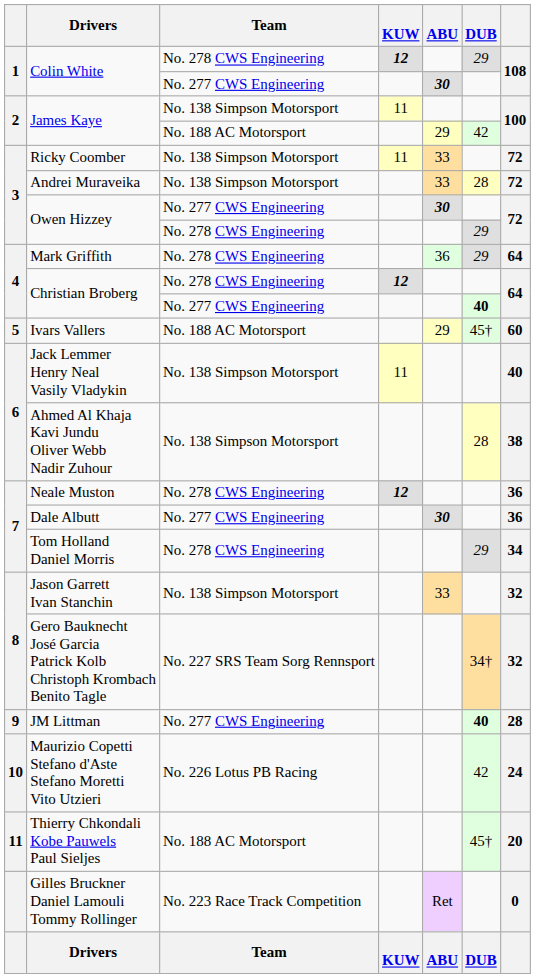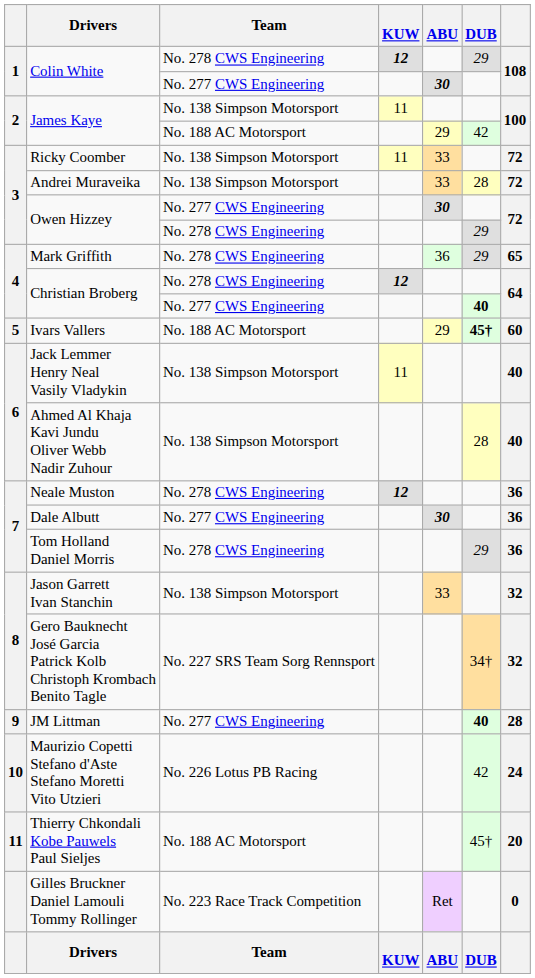(515, 256) 64 -> (515, 256) 65
(481, 330) normal -> (481, 330) bold
(515, 441) 38 -> (515, 441) 40
(515, 550) 34 -> (515, 550) 36
